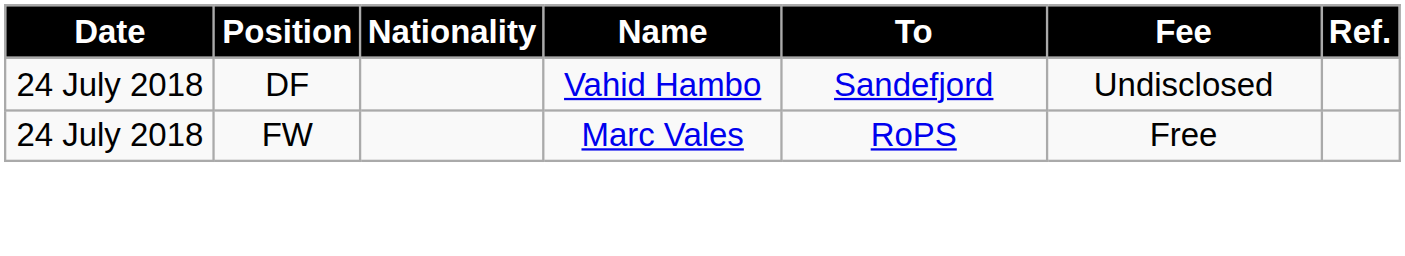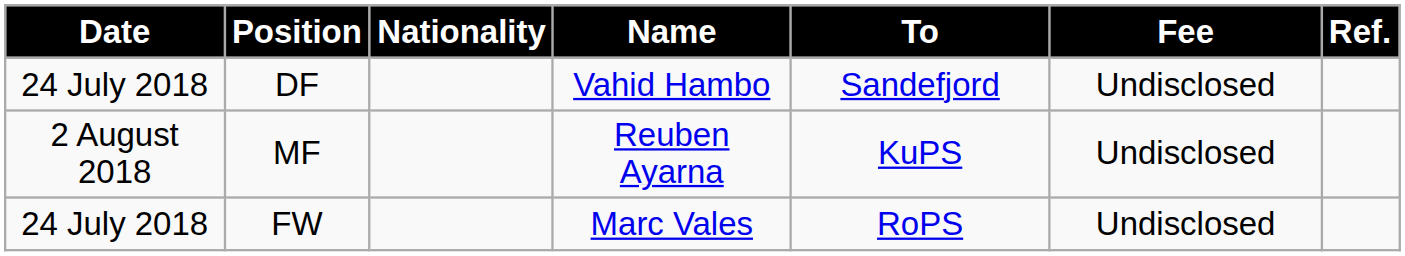+ row: (297, 154)
(1184, 136) Free -> (1186, 225) Undisclosed
